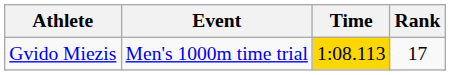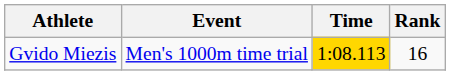(417, 53) 17 -> (417, 53) 16
